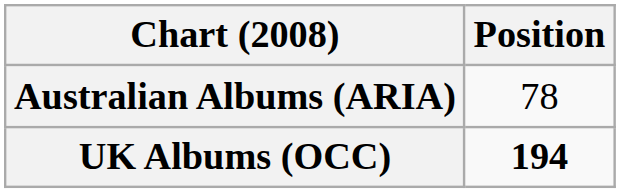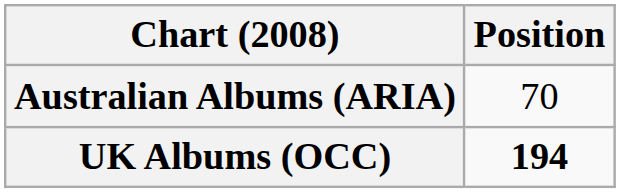(539, 95) 78 -> (539, 95) 70
